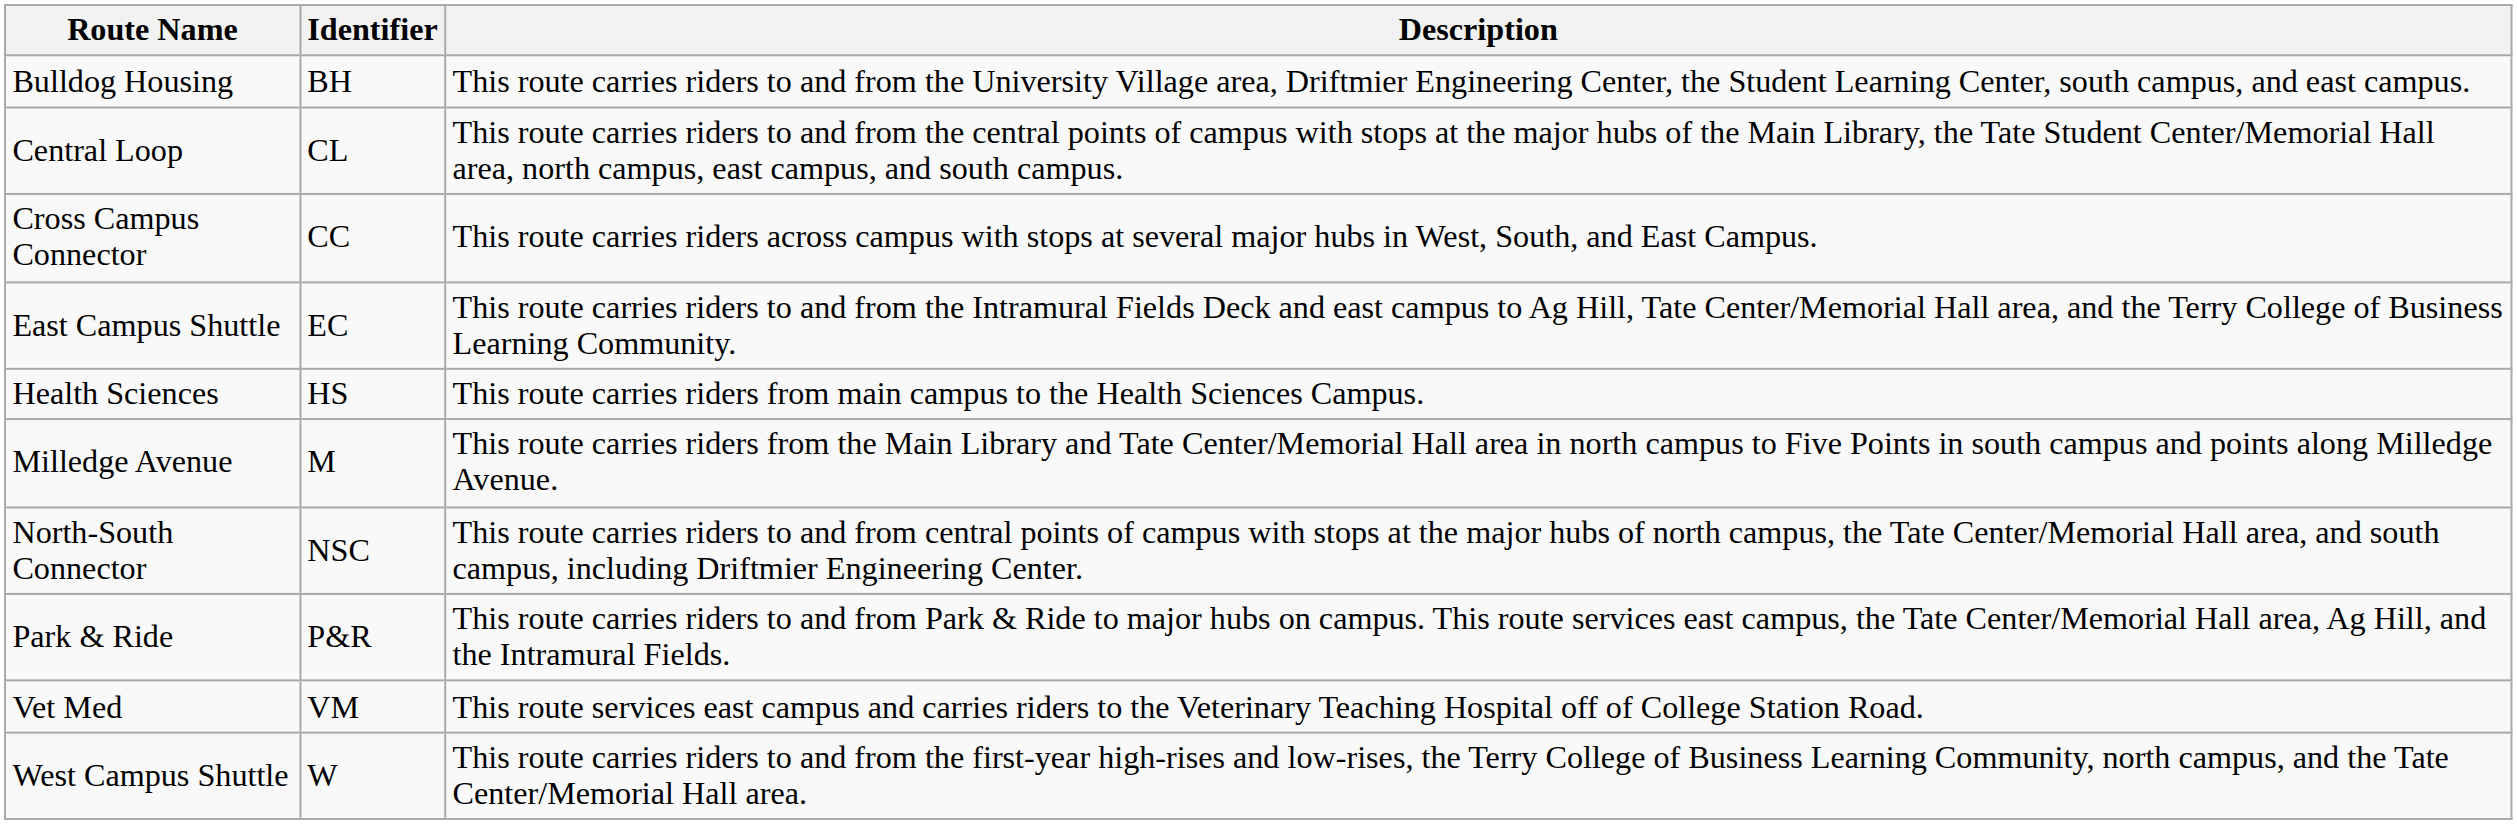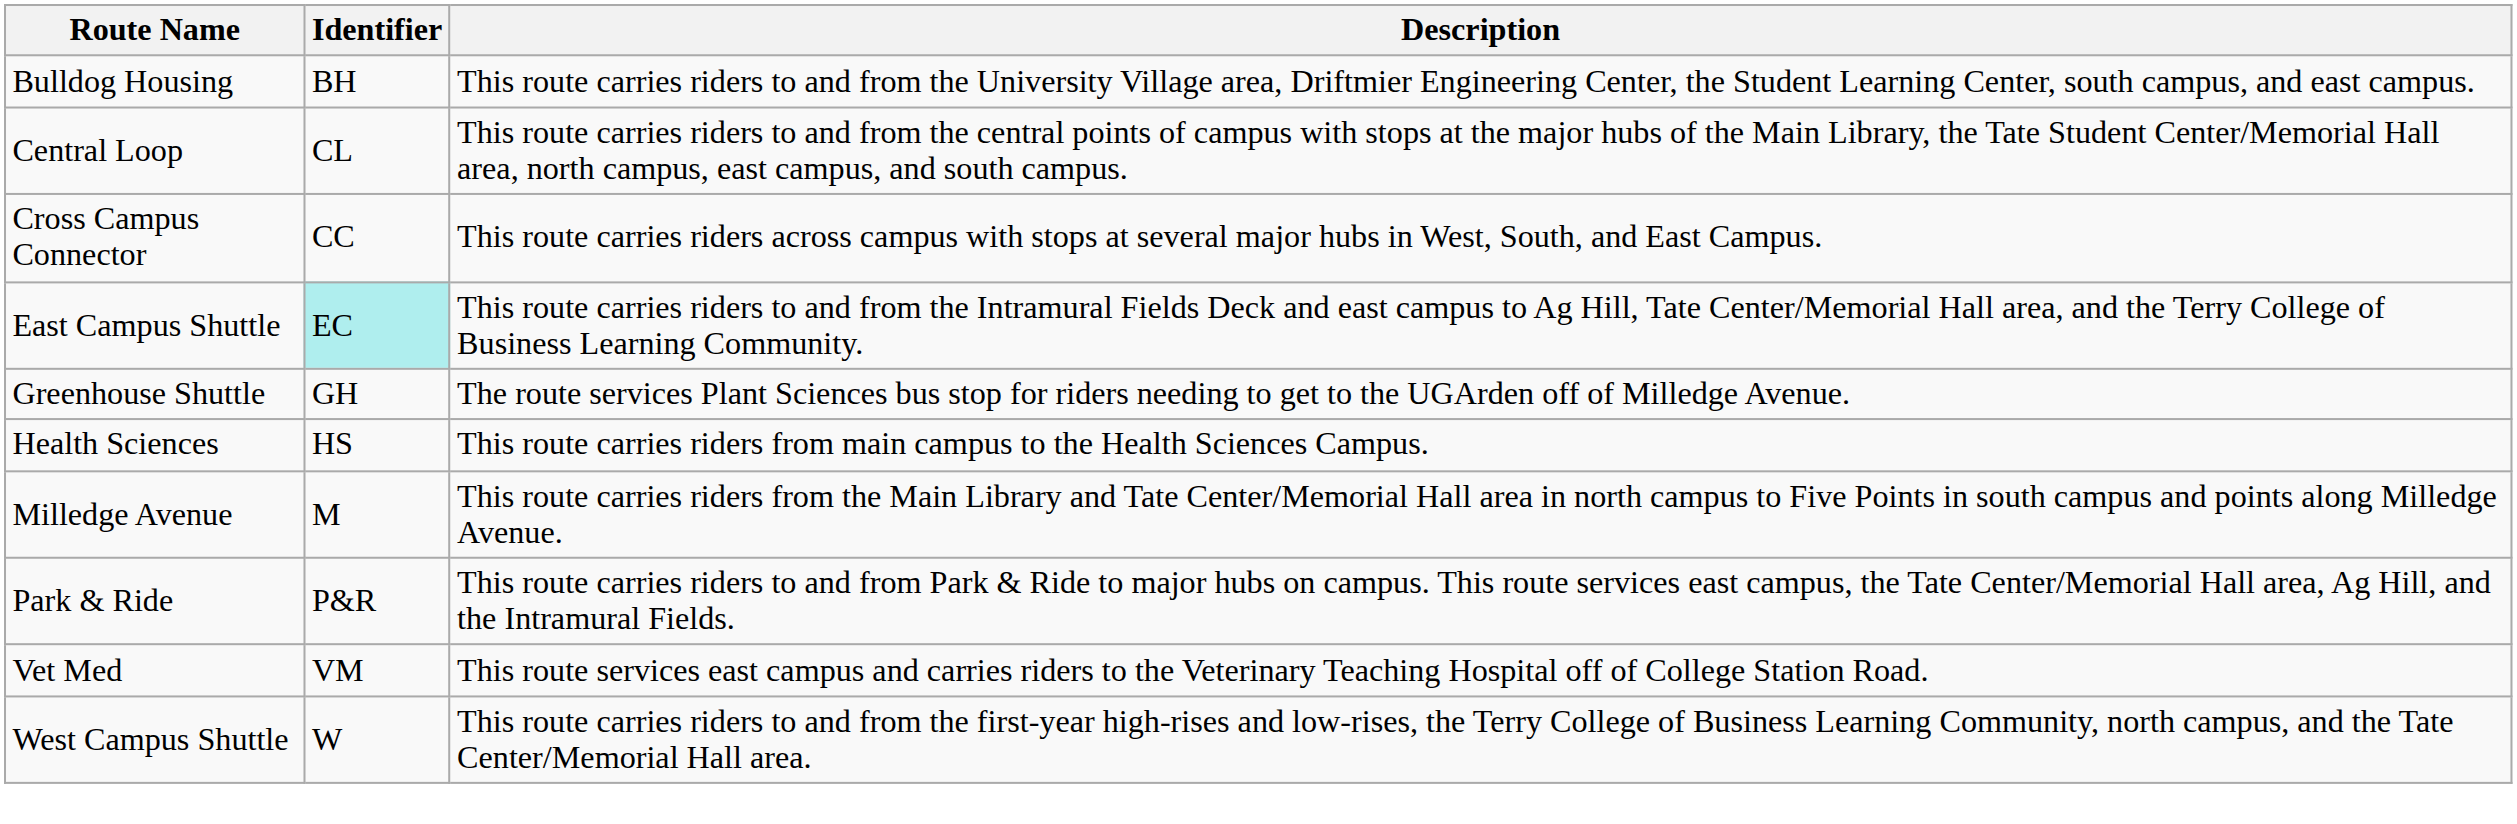(328, 324) no background -> (332, 324) paleturquoise background
+ row: (139, 393)
- row: (93, 549)
